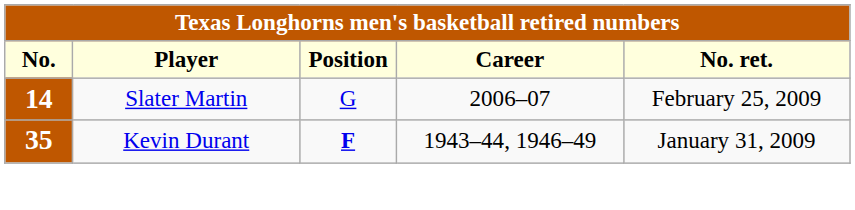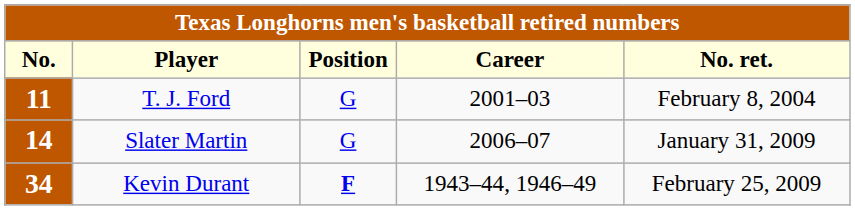+ row: (186, 98)
(736, 98) February 25, 2009 -> (736, 141) January 31, 2009
(39, 141) 35 -> (39, 183) 34
(736, 141) January 31, 2009 -> (736, 183) February 25, 2009
